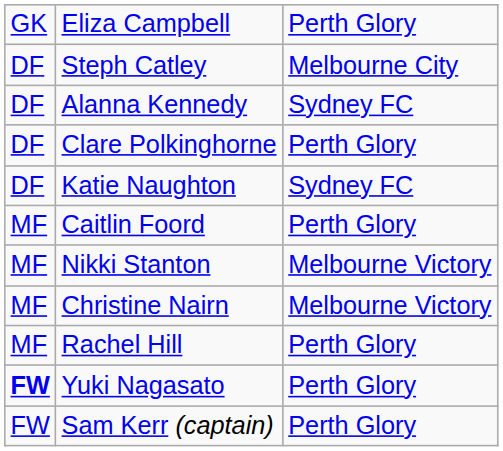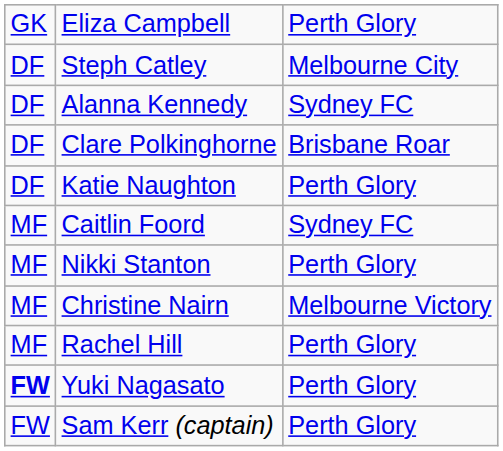(352, 144) Perth Glory -> (369, 144) Brisbane Roar
(351, 184) Sydney FC -> (352, 184) Perth Glory
(352, 225) Perth Glory -> (351, 225) Sydney FC
(390, 265) Melbourne Victory -> (352, 265) Perth Glory
